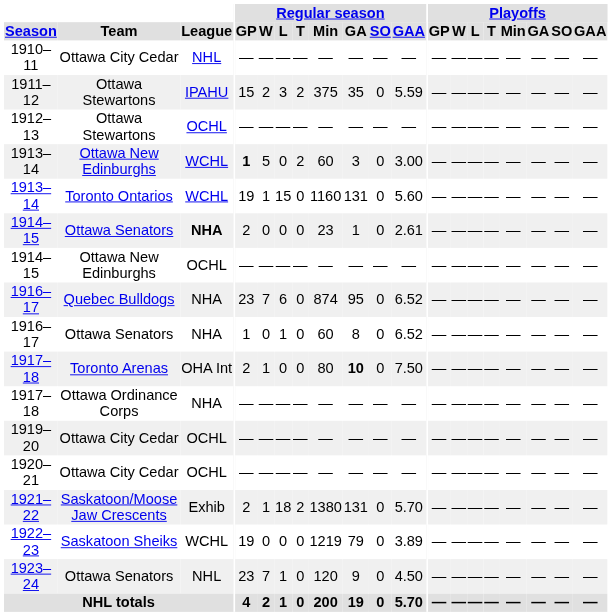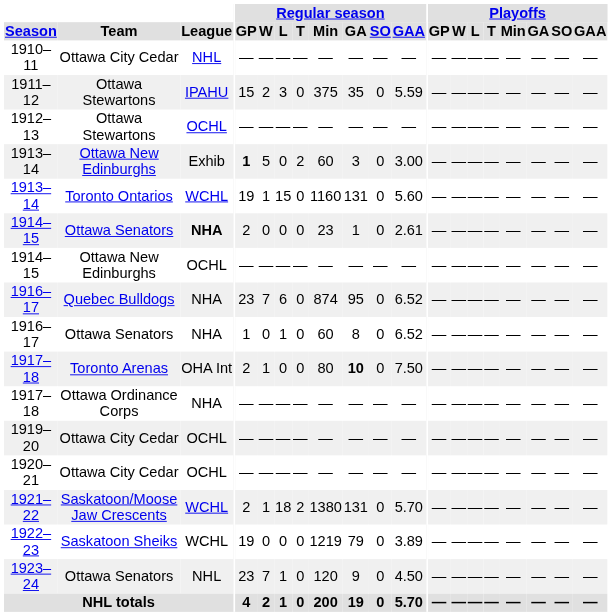(300, 92) 2 -> (300, 92) 0
(207, 161) WCHL -> (207, 161) Exhib
(207, 507) Exhib -> (207, 507) WCHL
